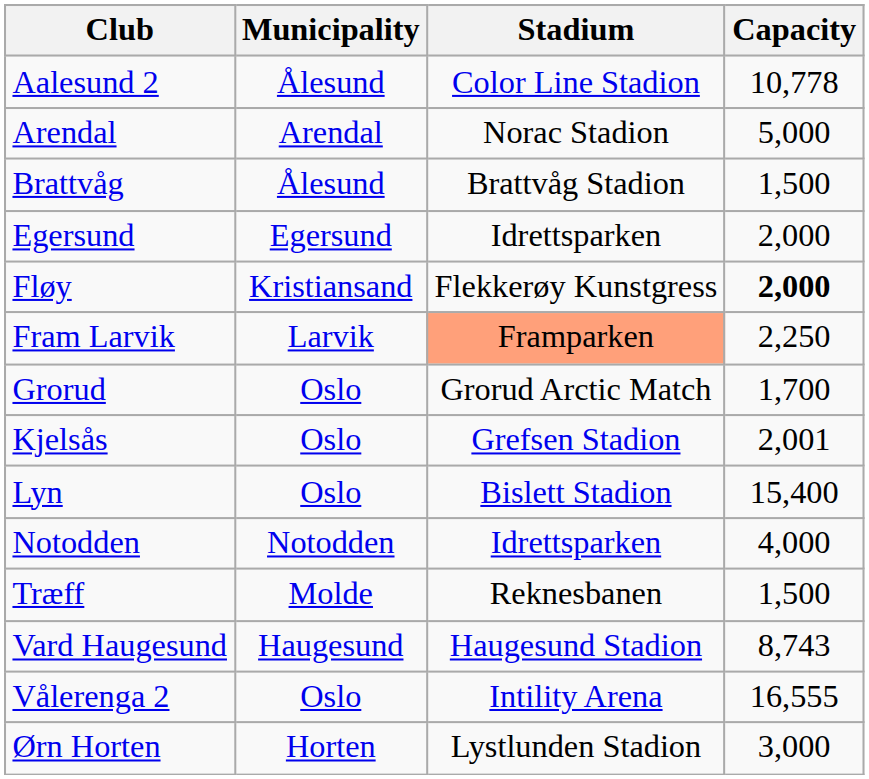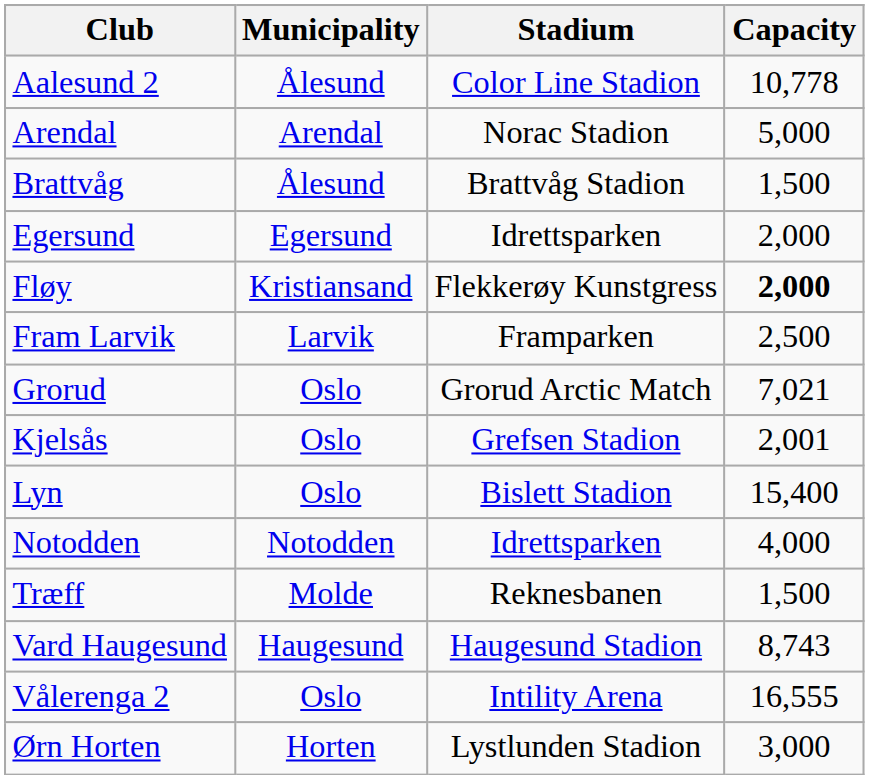(576, 337) lightsalmon background -> (576, 337) no background
(794, 337) 2,250 -> (794, 337) 2,500
(794, 388) 1,700 -> (794, 388) 7,021
